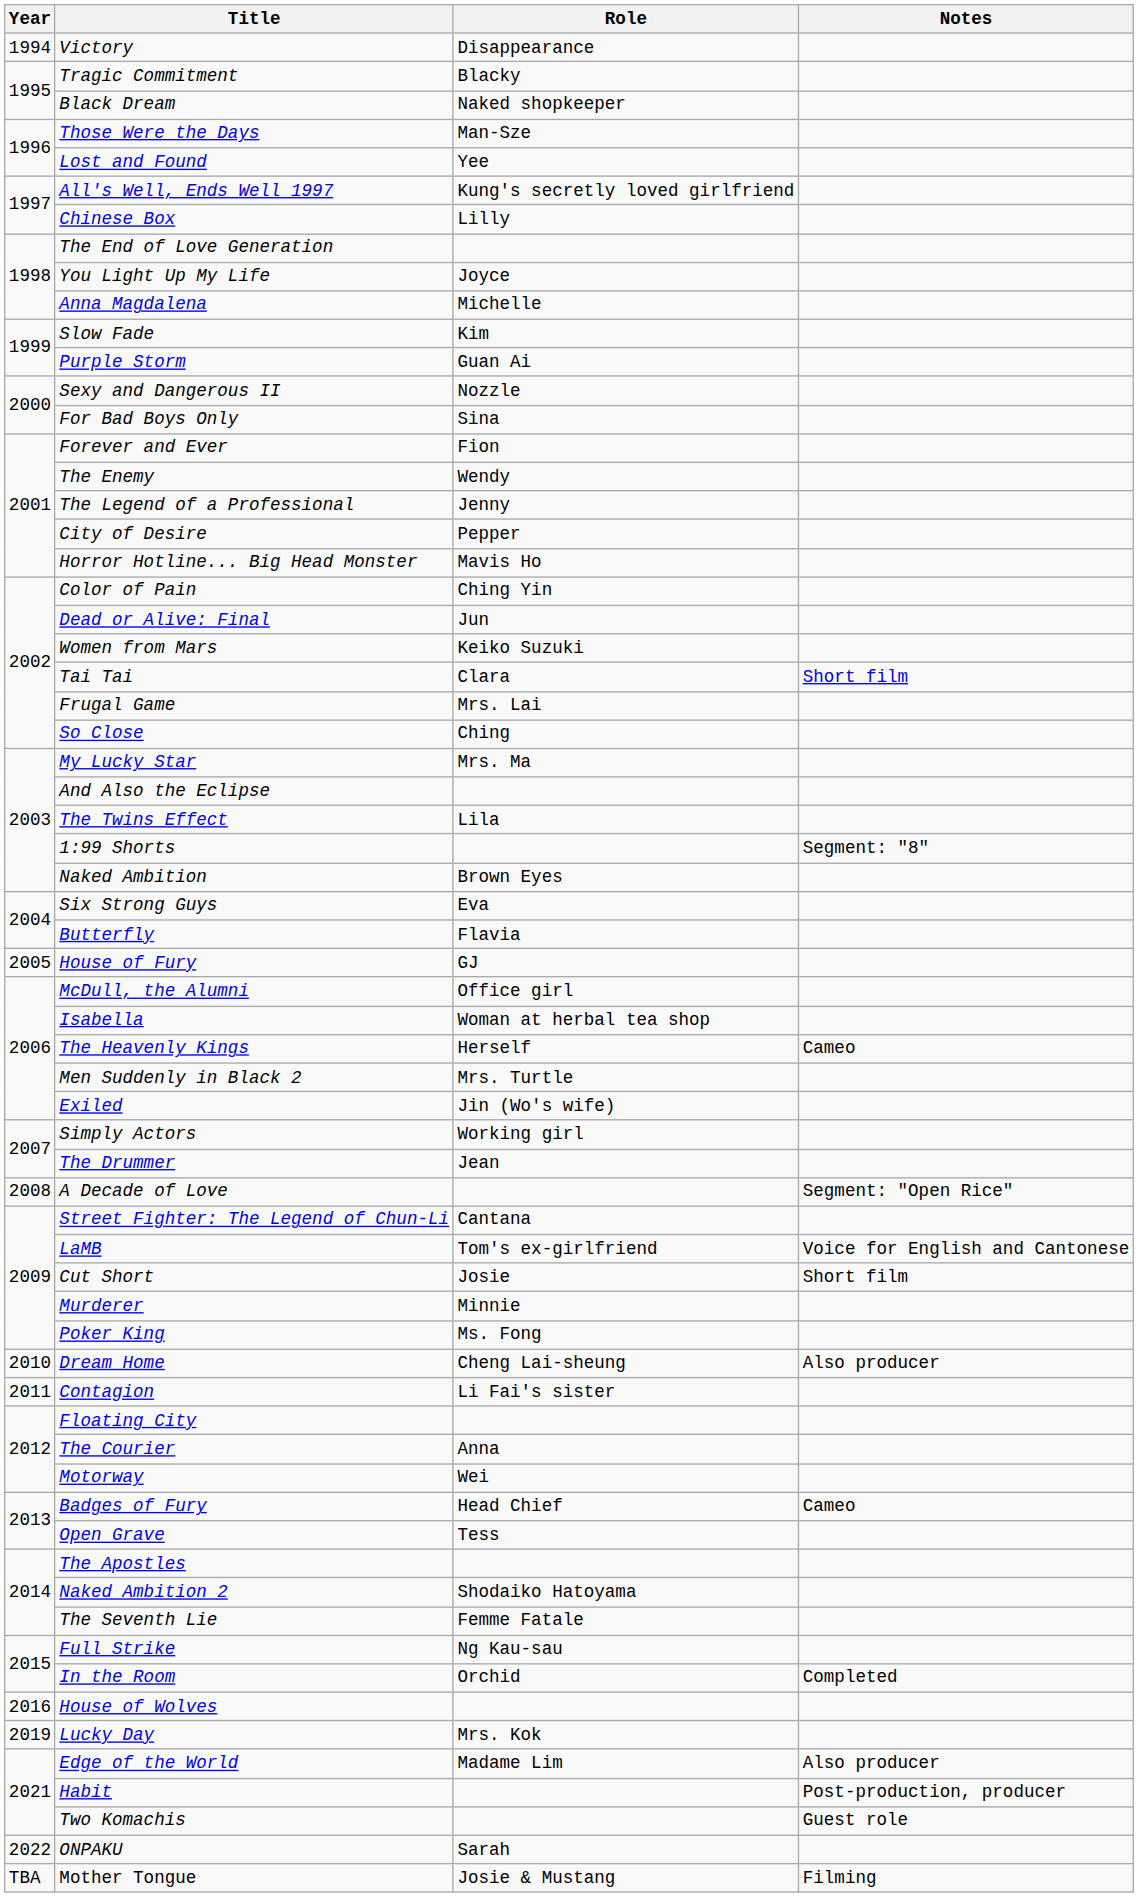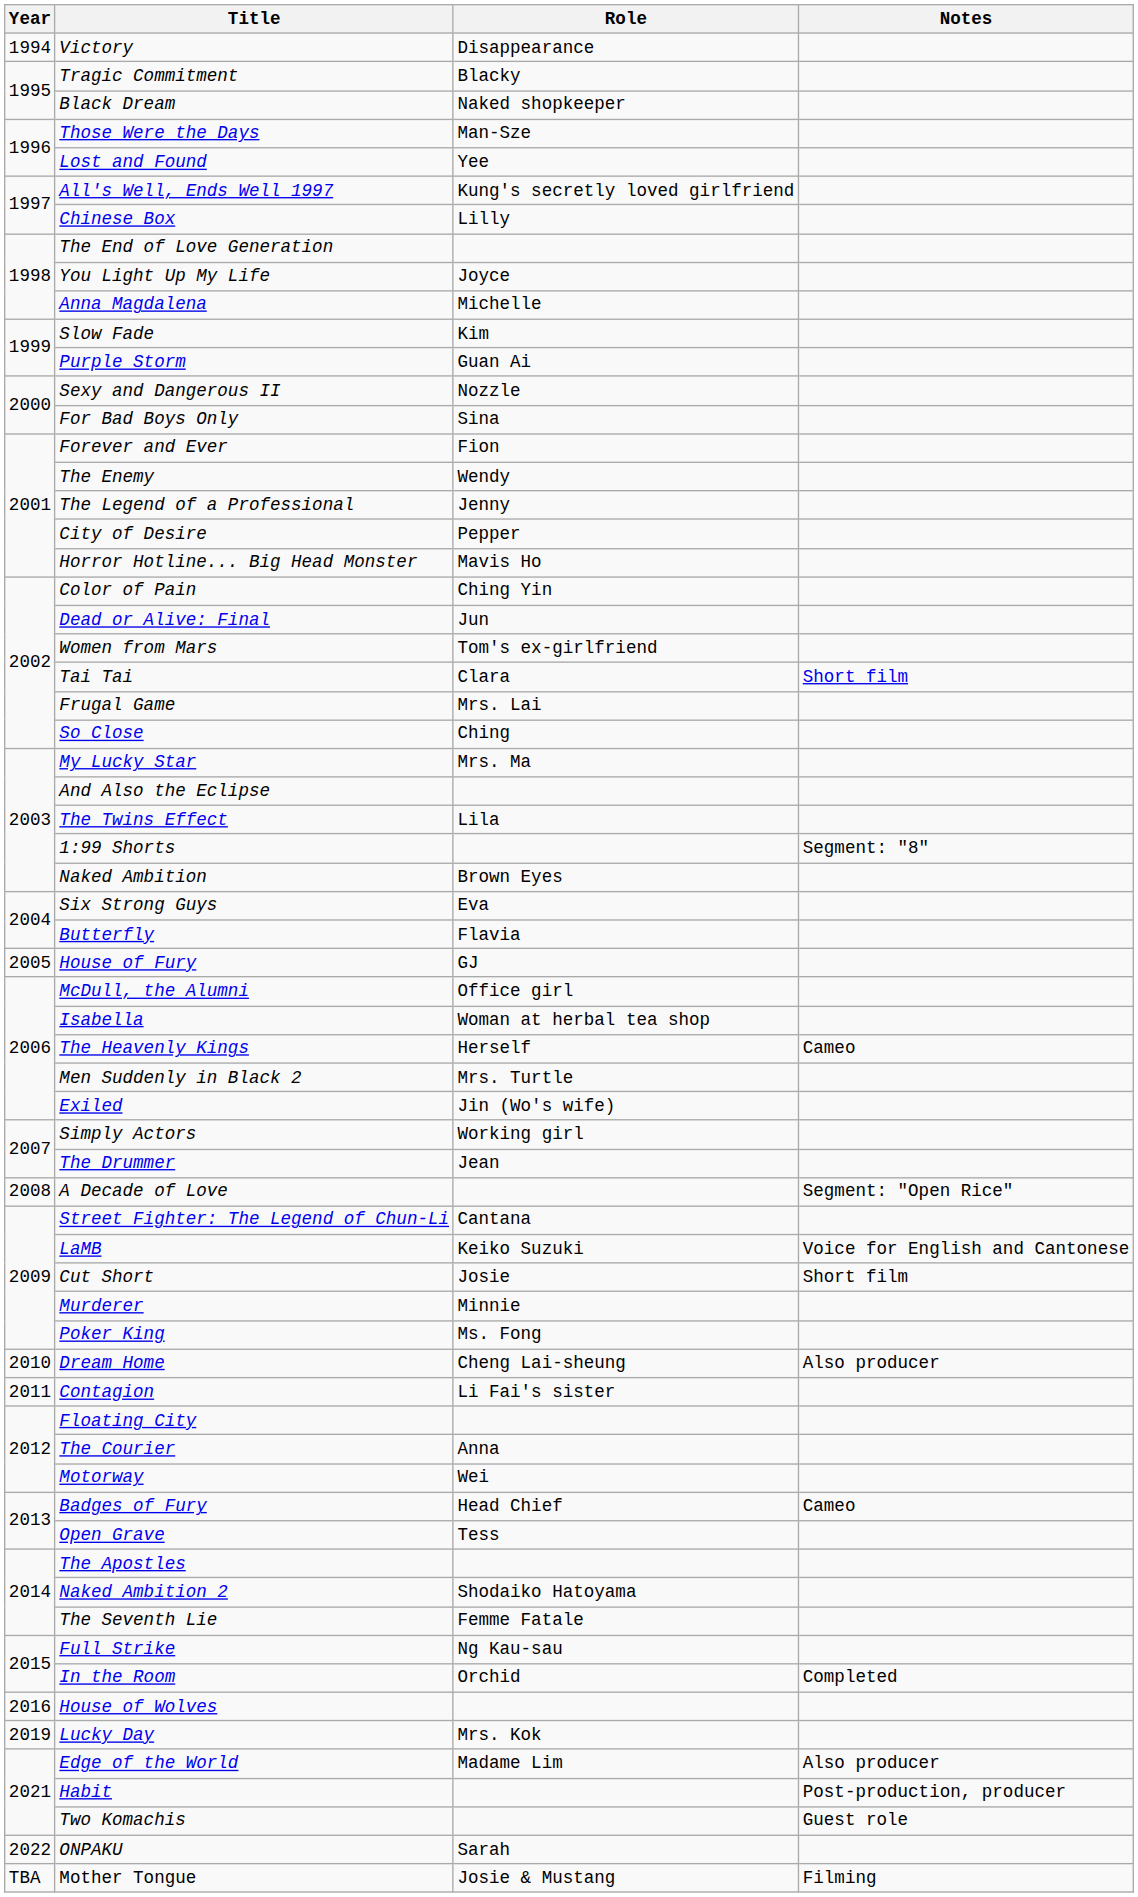(521, 648) Keiko Suzuki -> (557, 648) Tom's ex-girlfriend
(557, 1249) Tom's ex-girlfriend -> (521, 1249) Keiko Suzuki
